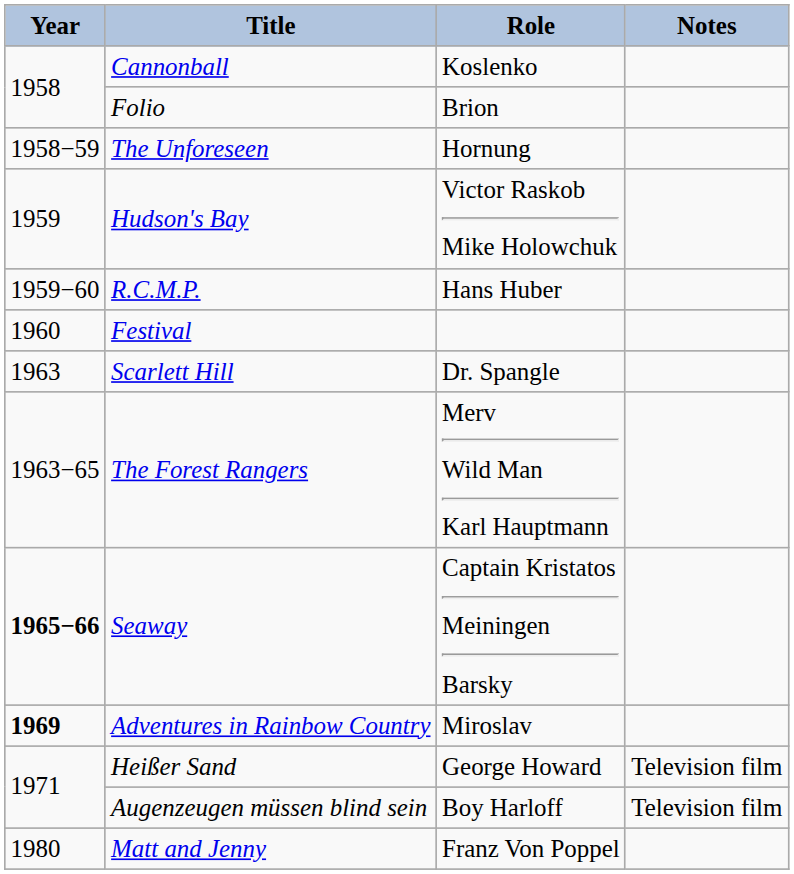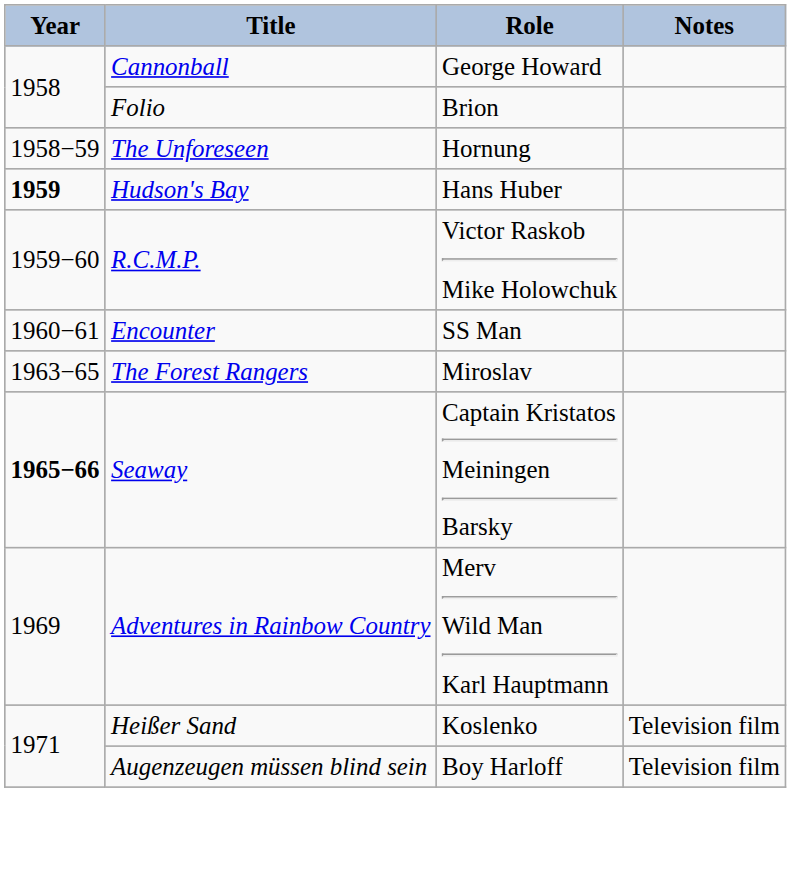(490, 66) Koslenko -> (522, 66) George Howard
(36, 218) normal -> (36, 189) bold
(531, 218) Victor Raskob Mike Holowchuk -> (502, 189) Hans Huber
(502, 288) Hans Huber -> (530, 259) Victor Raskob Mike Holowchuk
- row: (151, 329)
+ row: (163, 329)
- row: (172, 370)
(531, 469) Merv Wild Man Karl Hauptmann -> (487, 370) Miroslav
(36, 724) bold -> (36, 625) normal
(487, 724) Miroslav -> (530, 625) Merv Wild Man Karl Hauptmann
(522, 765) George Howard -> (490, 724) Koslenko
- row: (189, 848)
